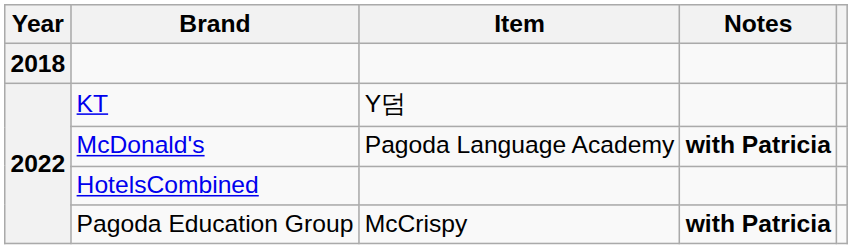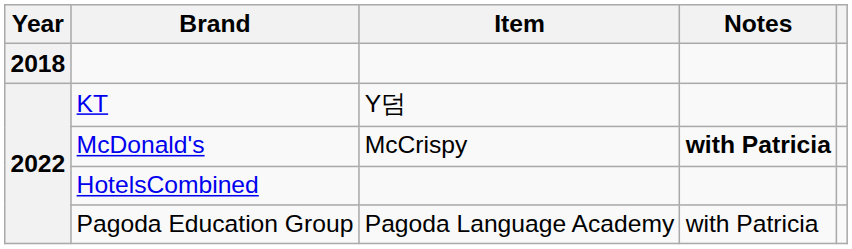(520, 145) Pagoda Language Academy -> (416, 145) McCrispy
(416, 224) McCrispy -> (520, 224) Pagoda Language Academy
(758, 224) bold -> (752, 224) normal
